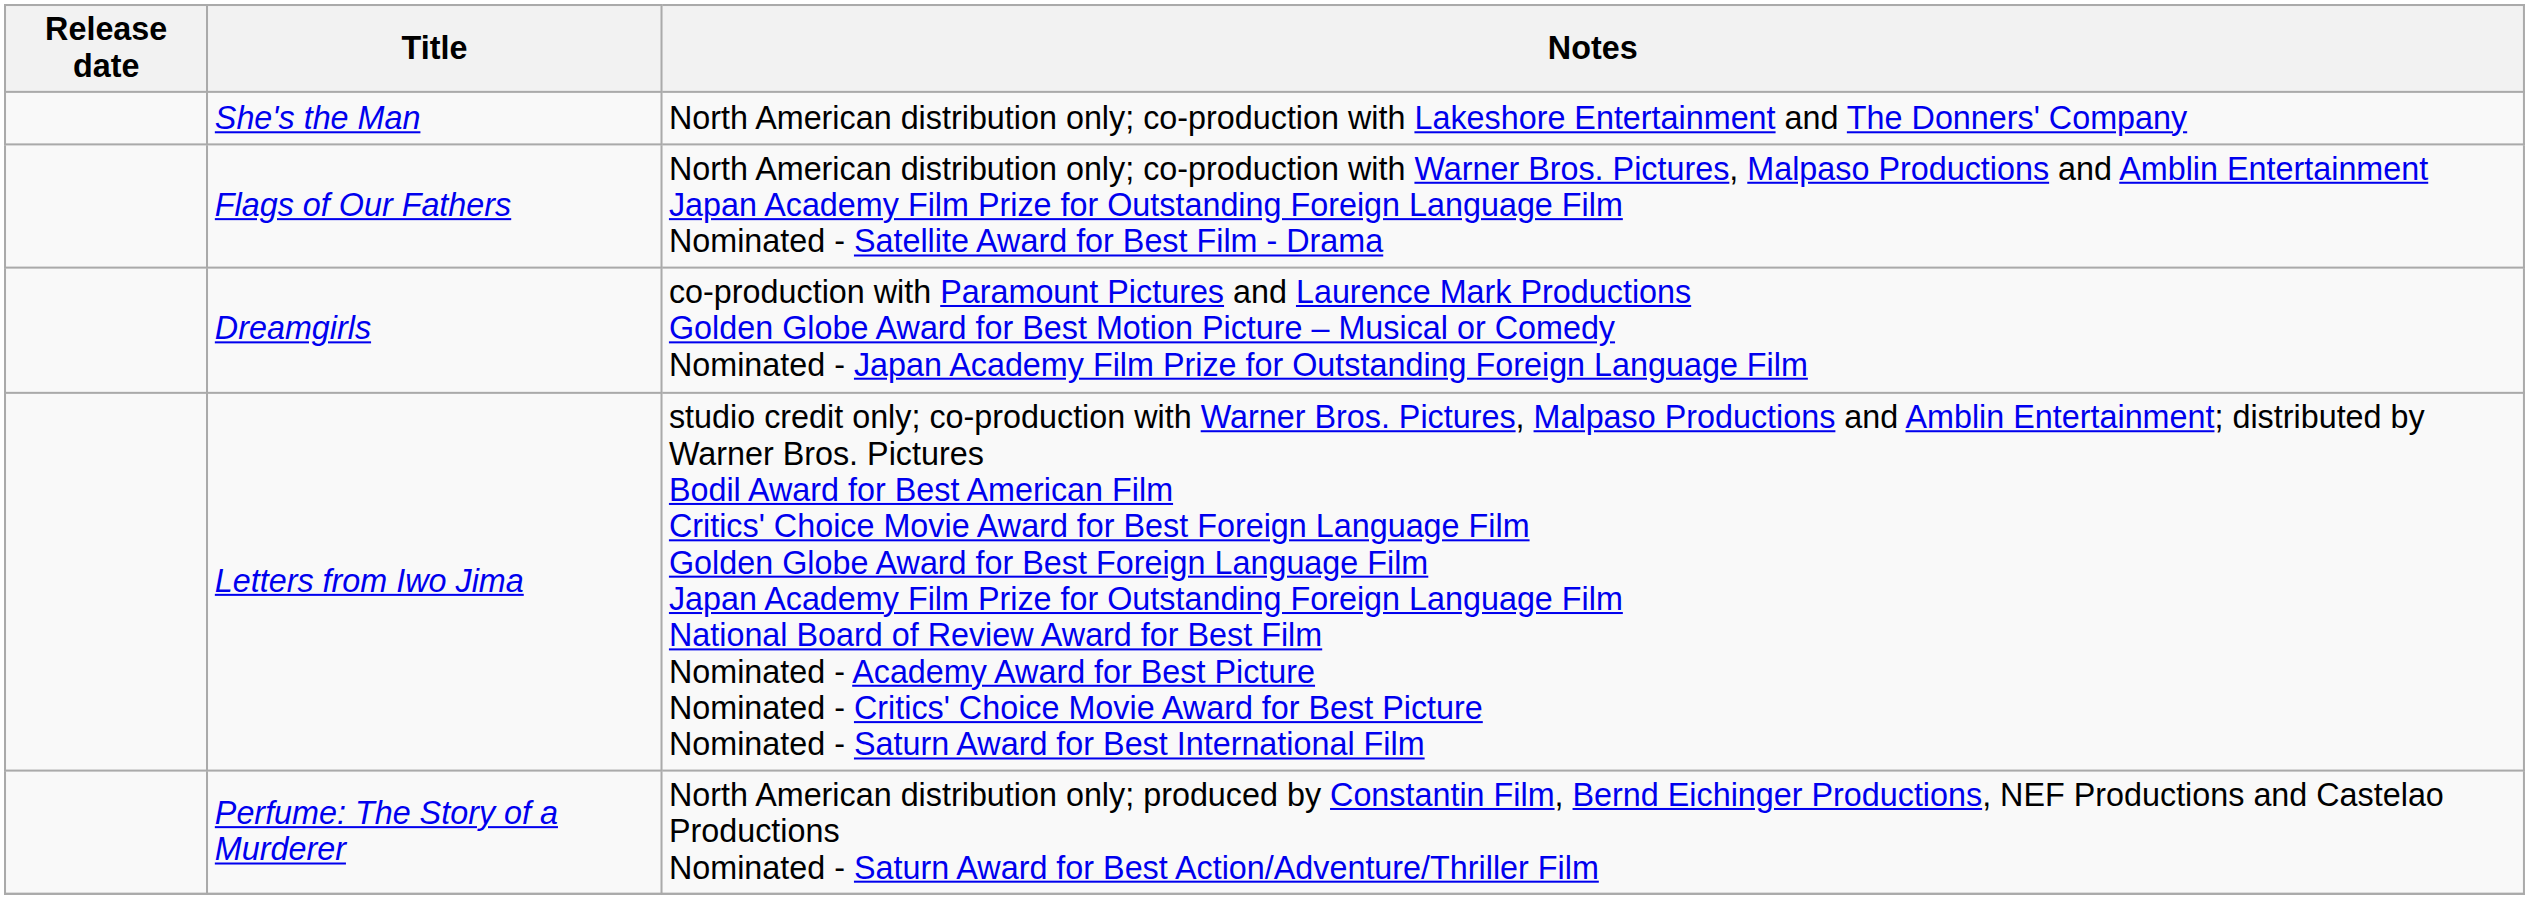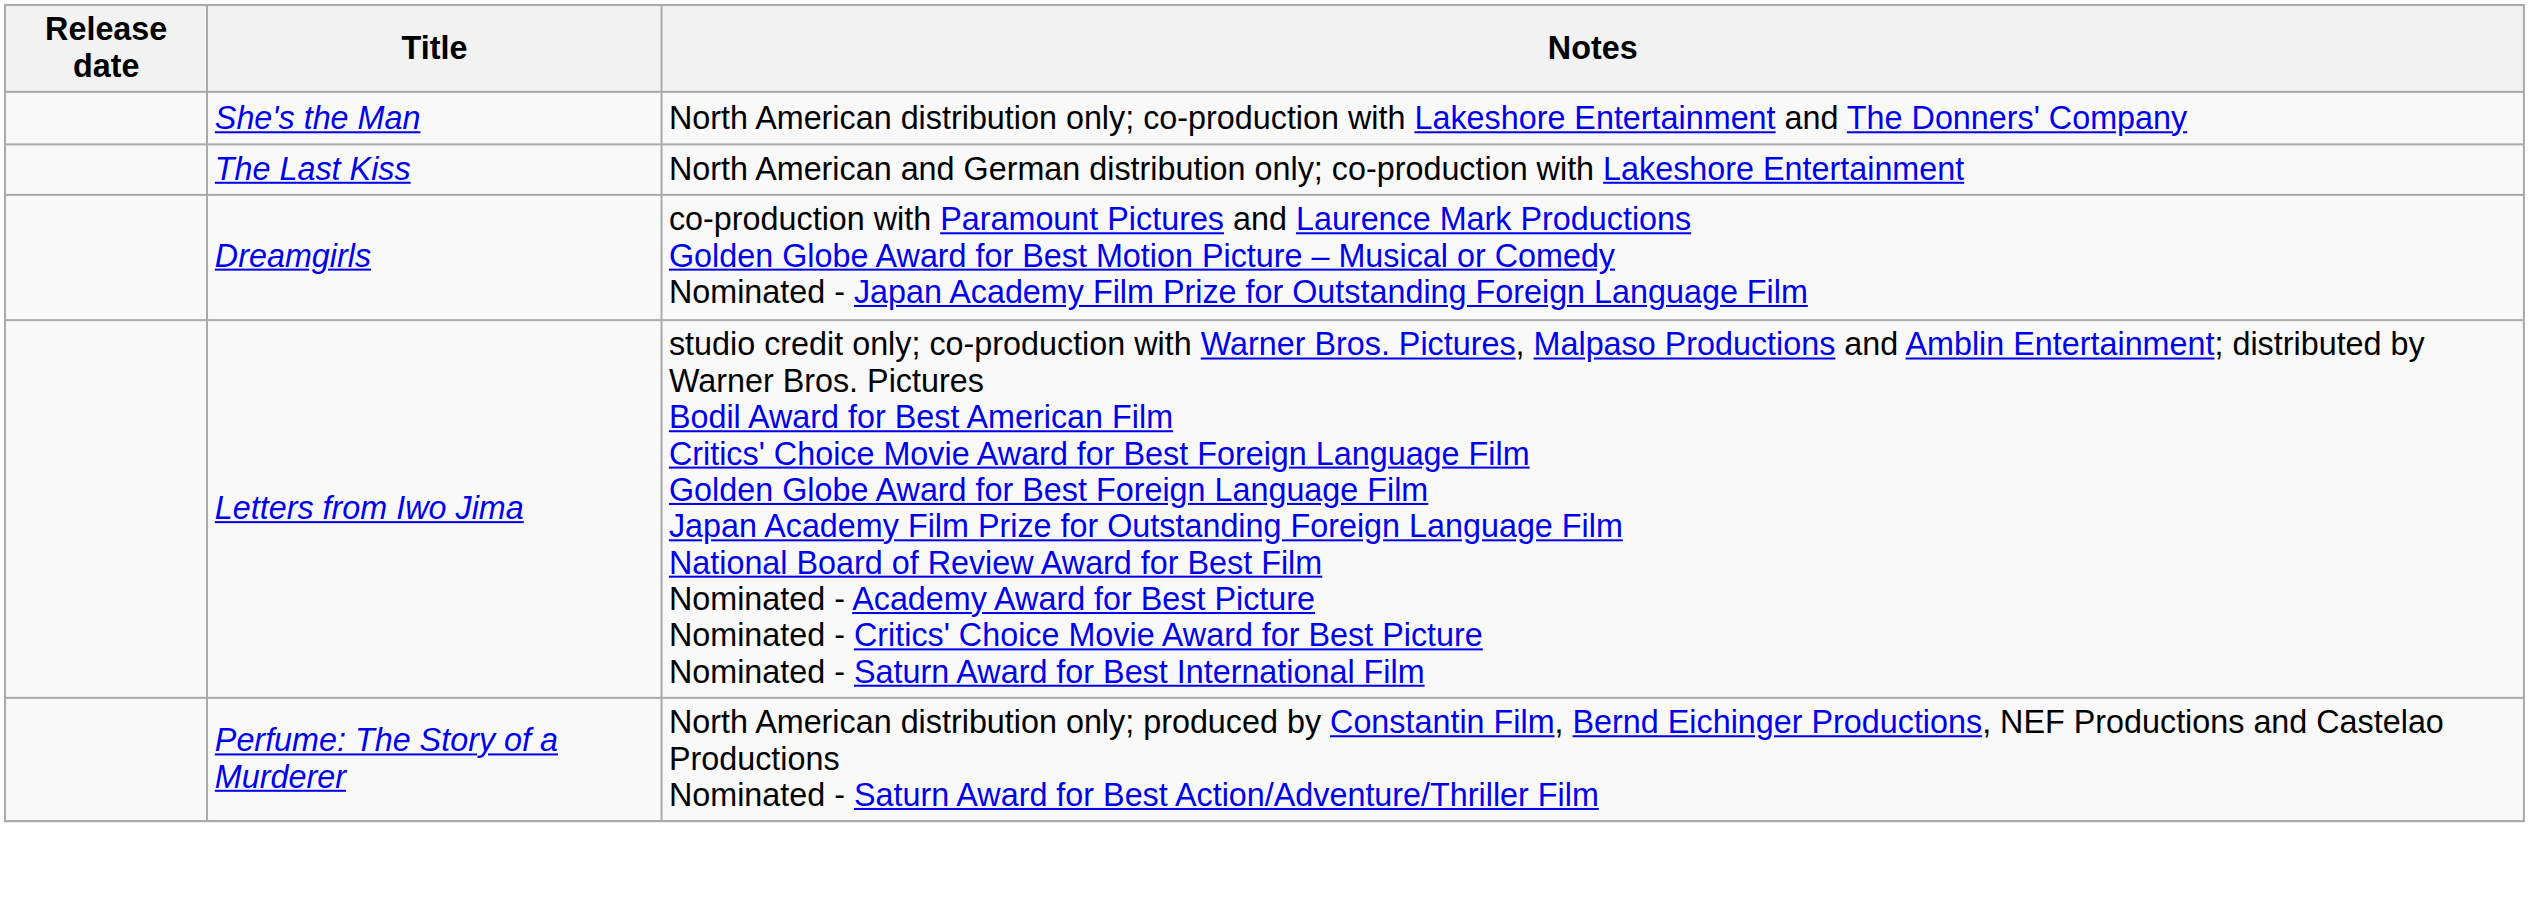+ row: (313, 169)
- row: (363, 205)
